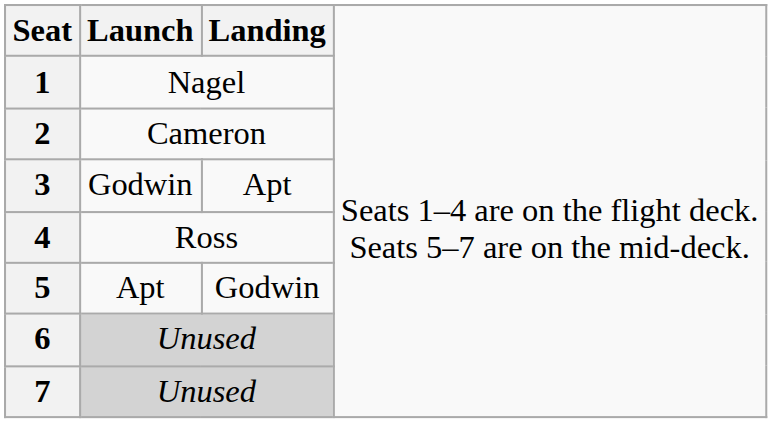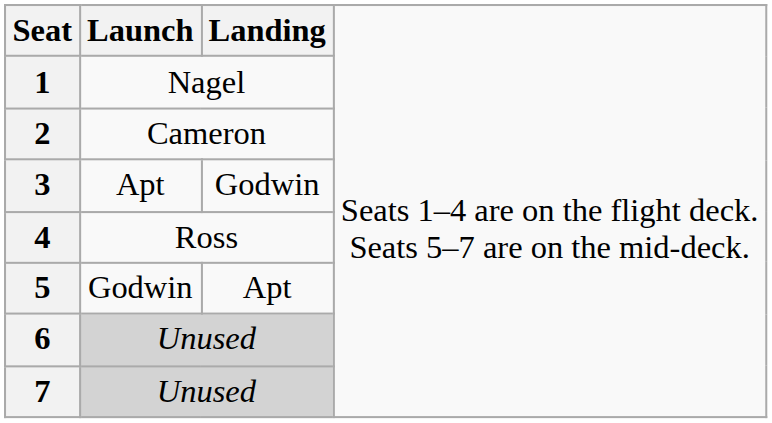(140, 184) Godwin -> (140, 184) Apt
(267, 184) Apt -> (267, 184) Godwin
(140, 287) Apt -> (140, 287) Godwin
(267, 287) Godwin -> (267, 287) Apt
